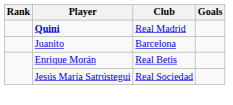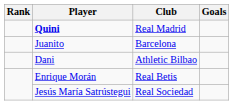+ row: (45, 60)
